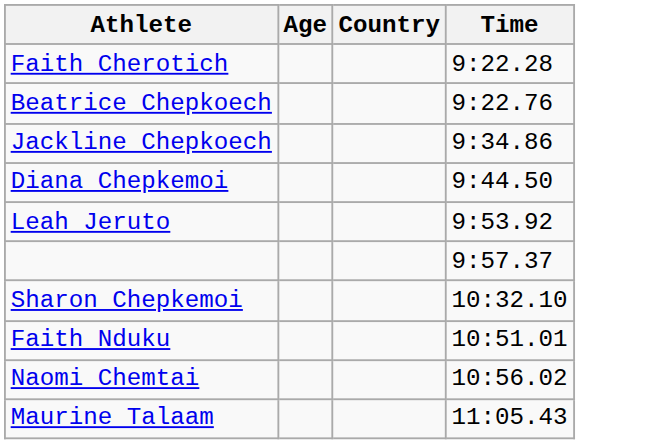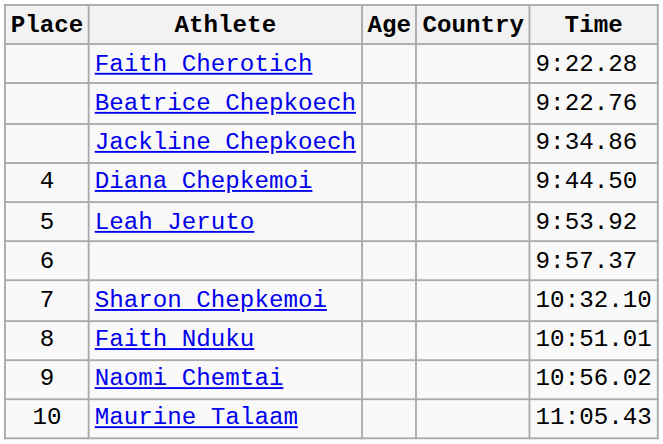+ column: (47, 25)
